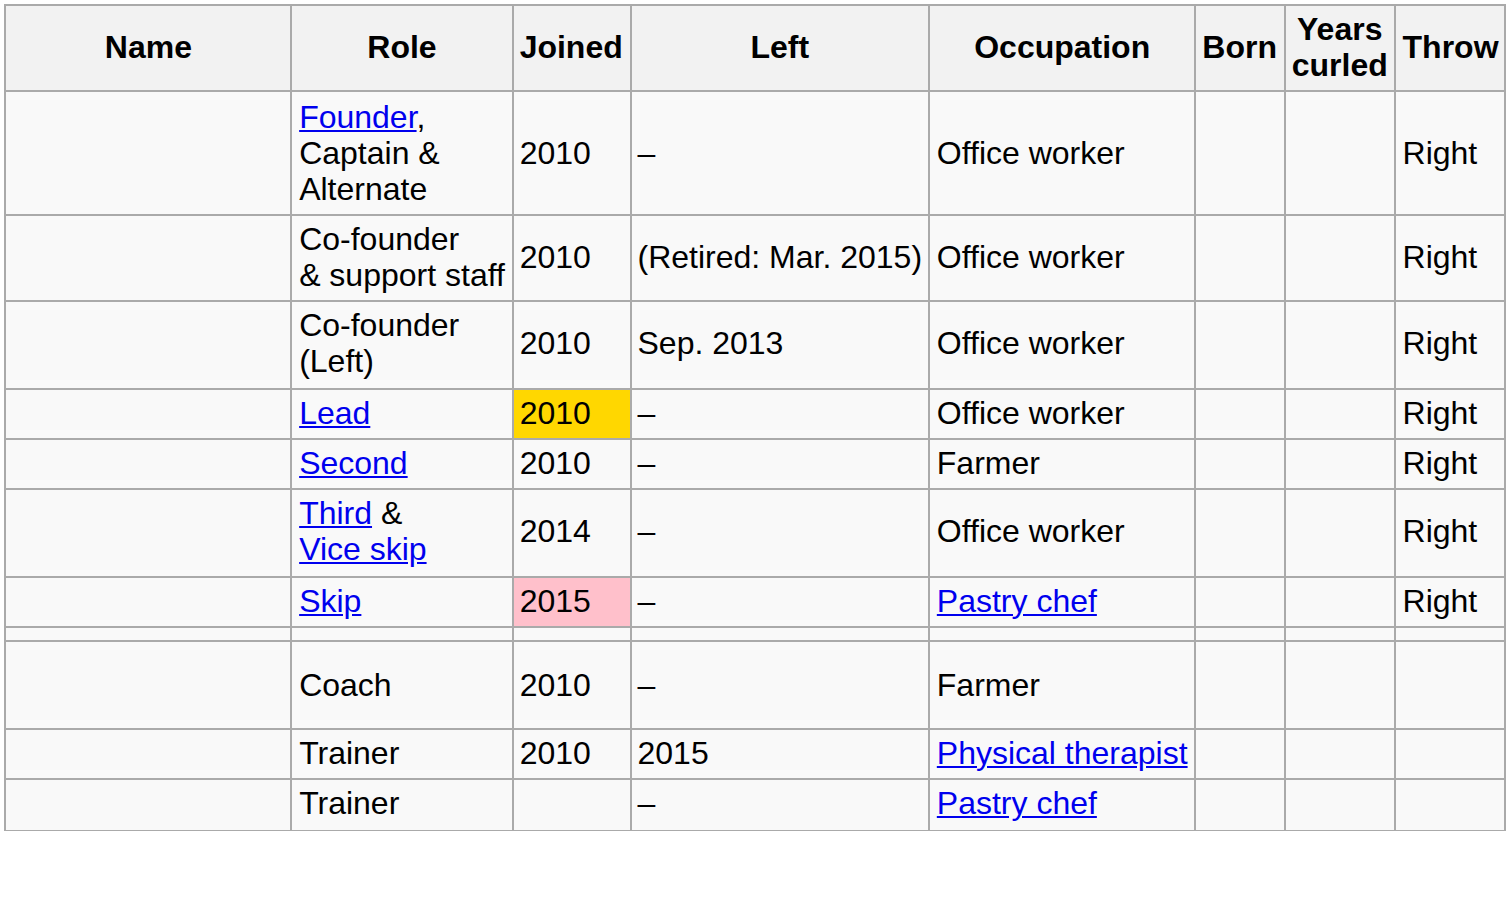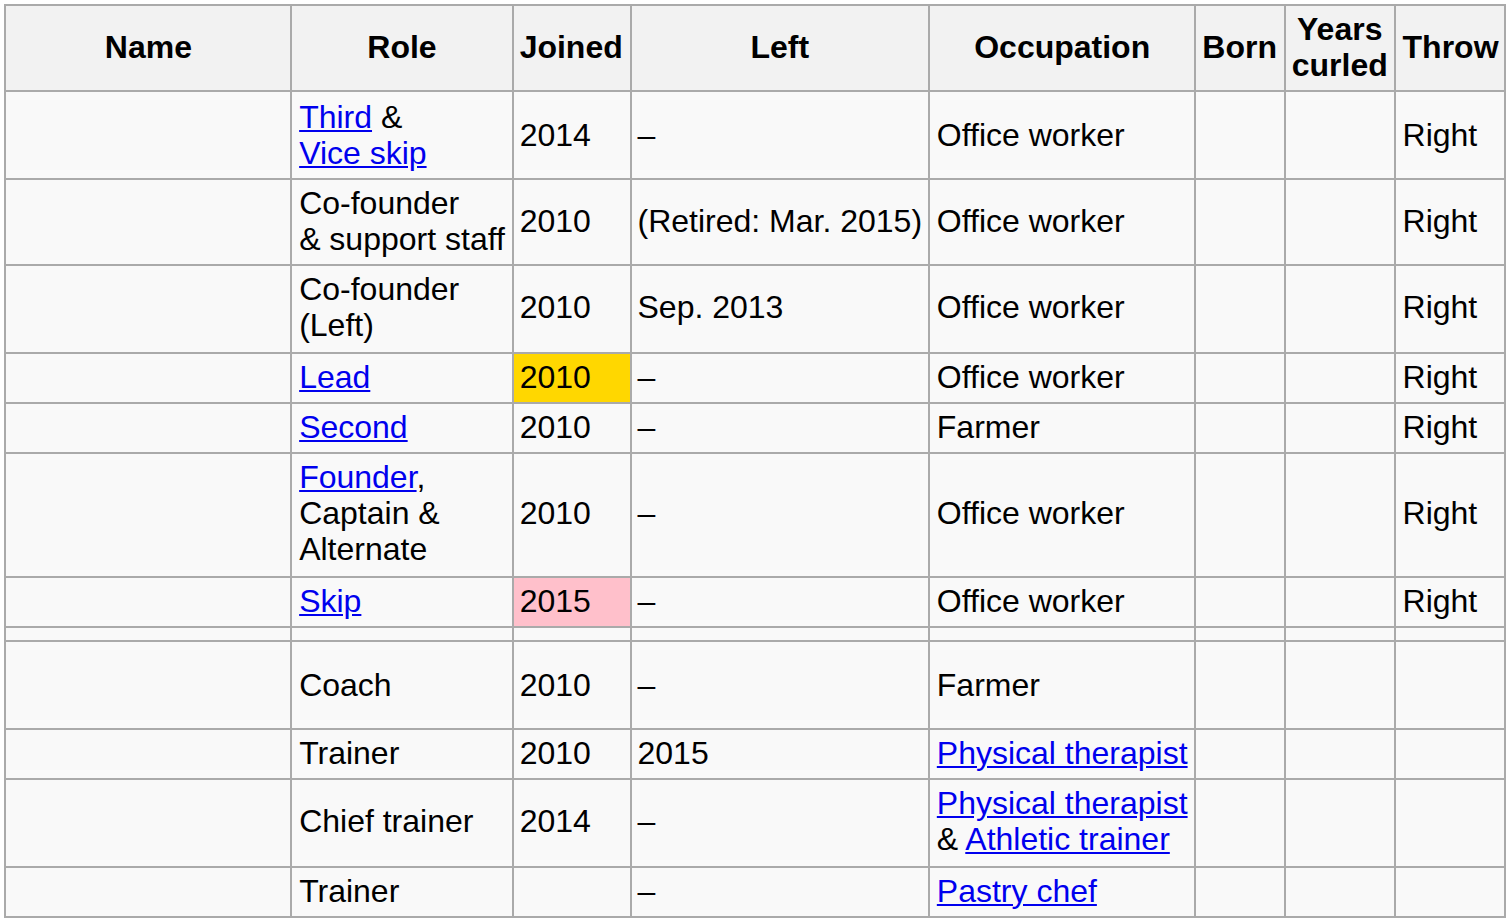rows swapped: (369, 152) <-> (363, 532)
(1017, 601) Pastry chef -> (1031, 601) Office worker
+ row: (386, 822)
